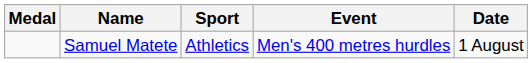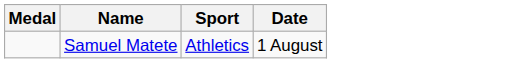- column: (354, 18)
